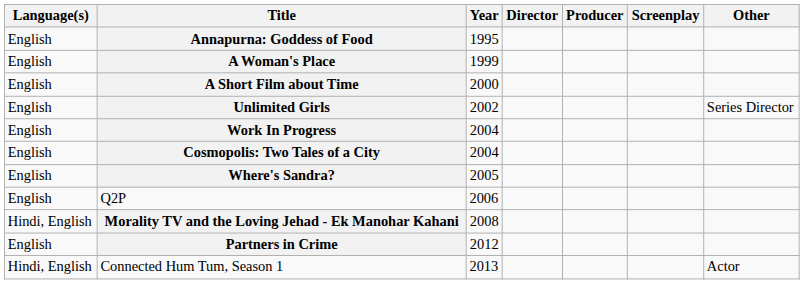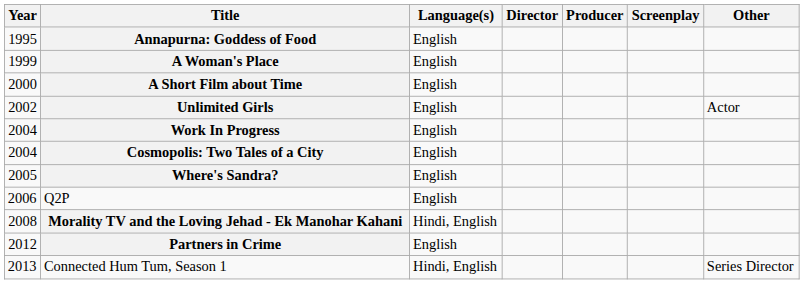columns swapped: (484, 15) <-> (51, 15)
(750, 107) Series Director -> (723, 107) Actor
(723, 267) Actor -> (750, 267) Series Director
